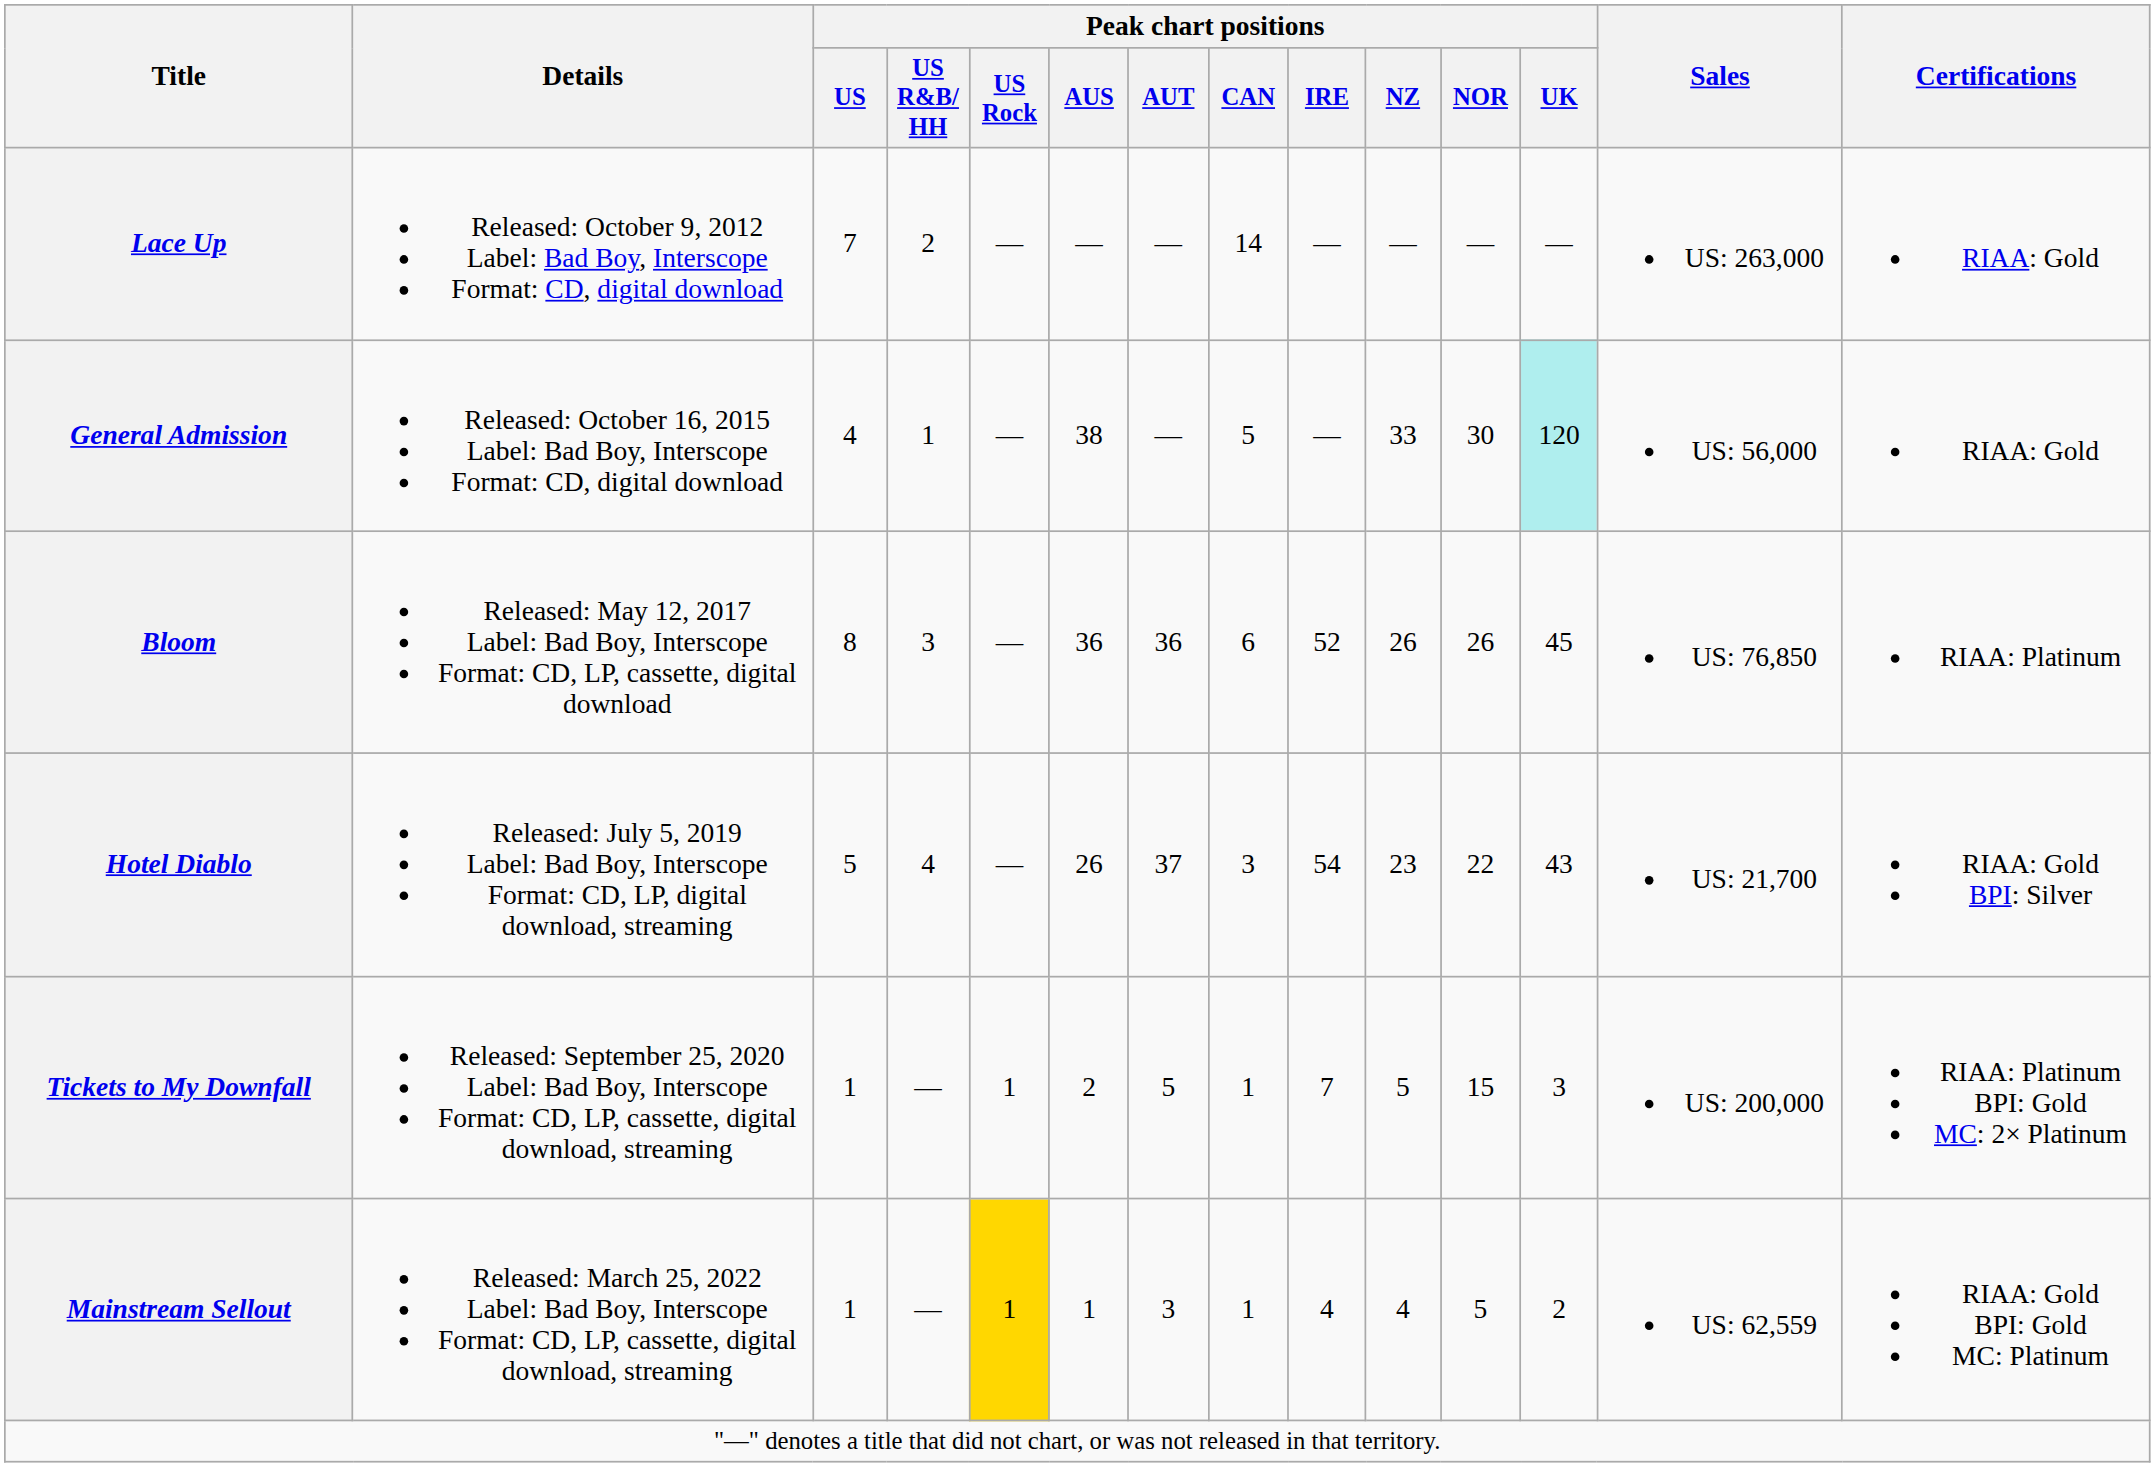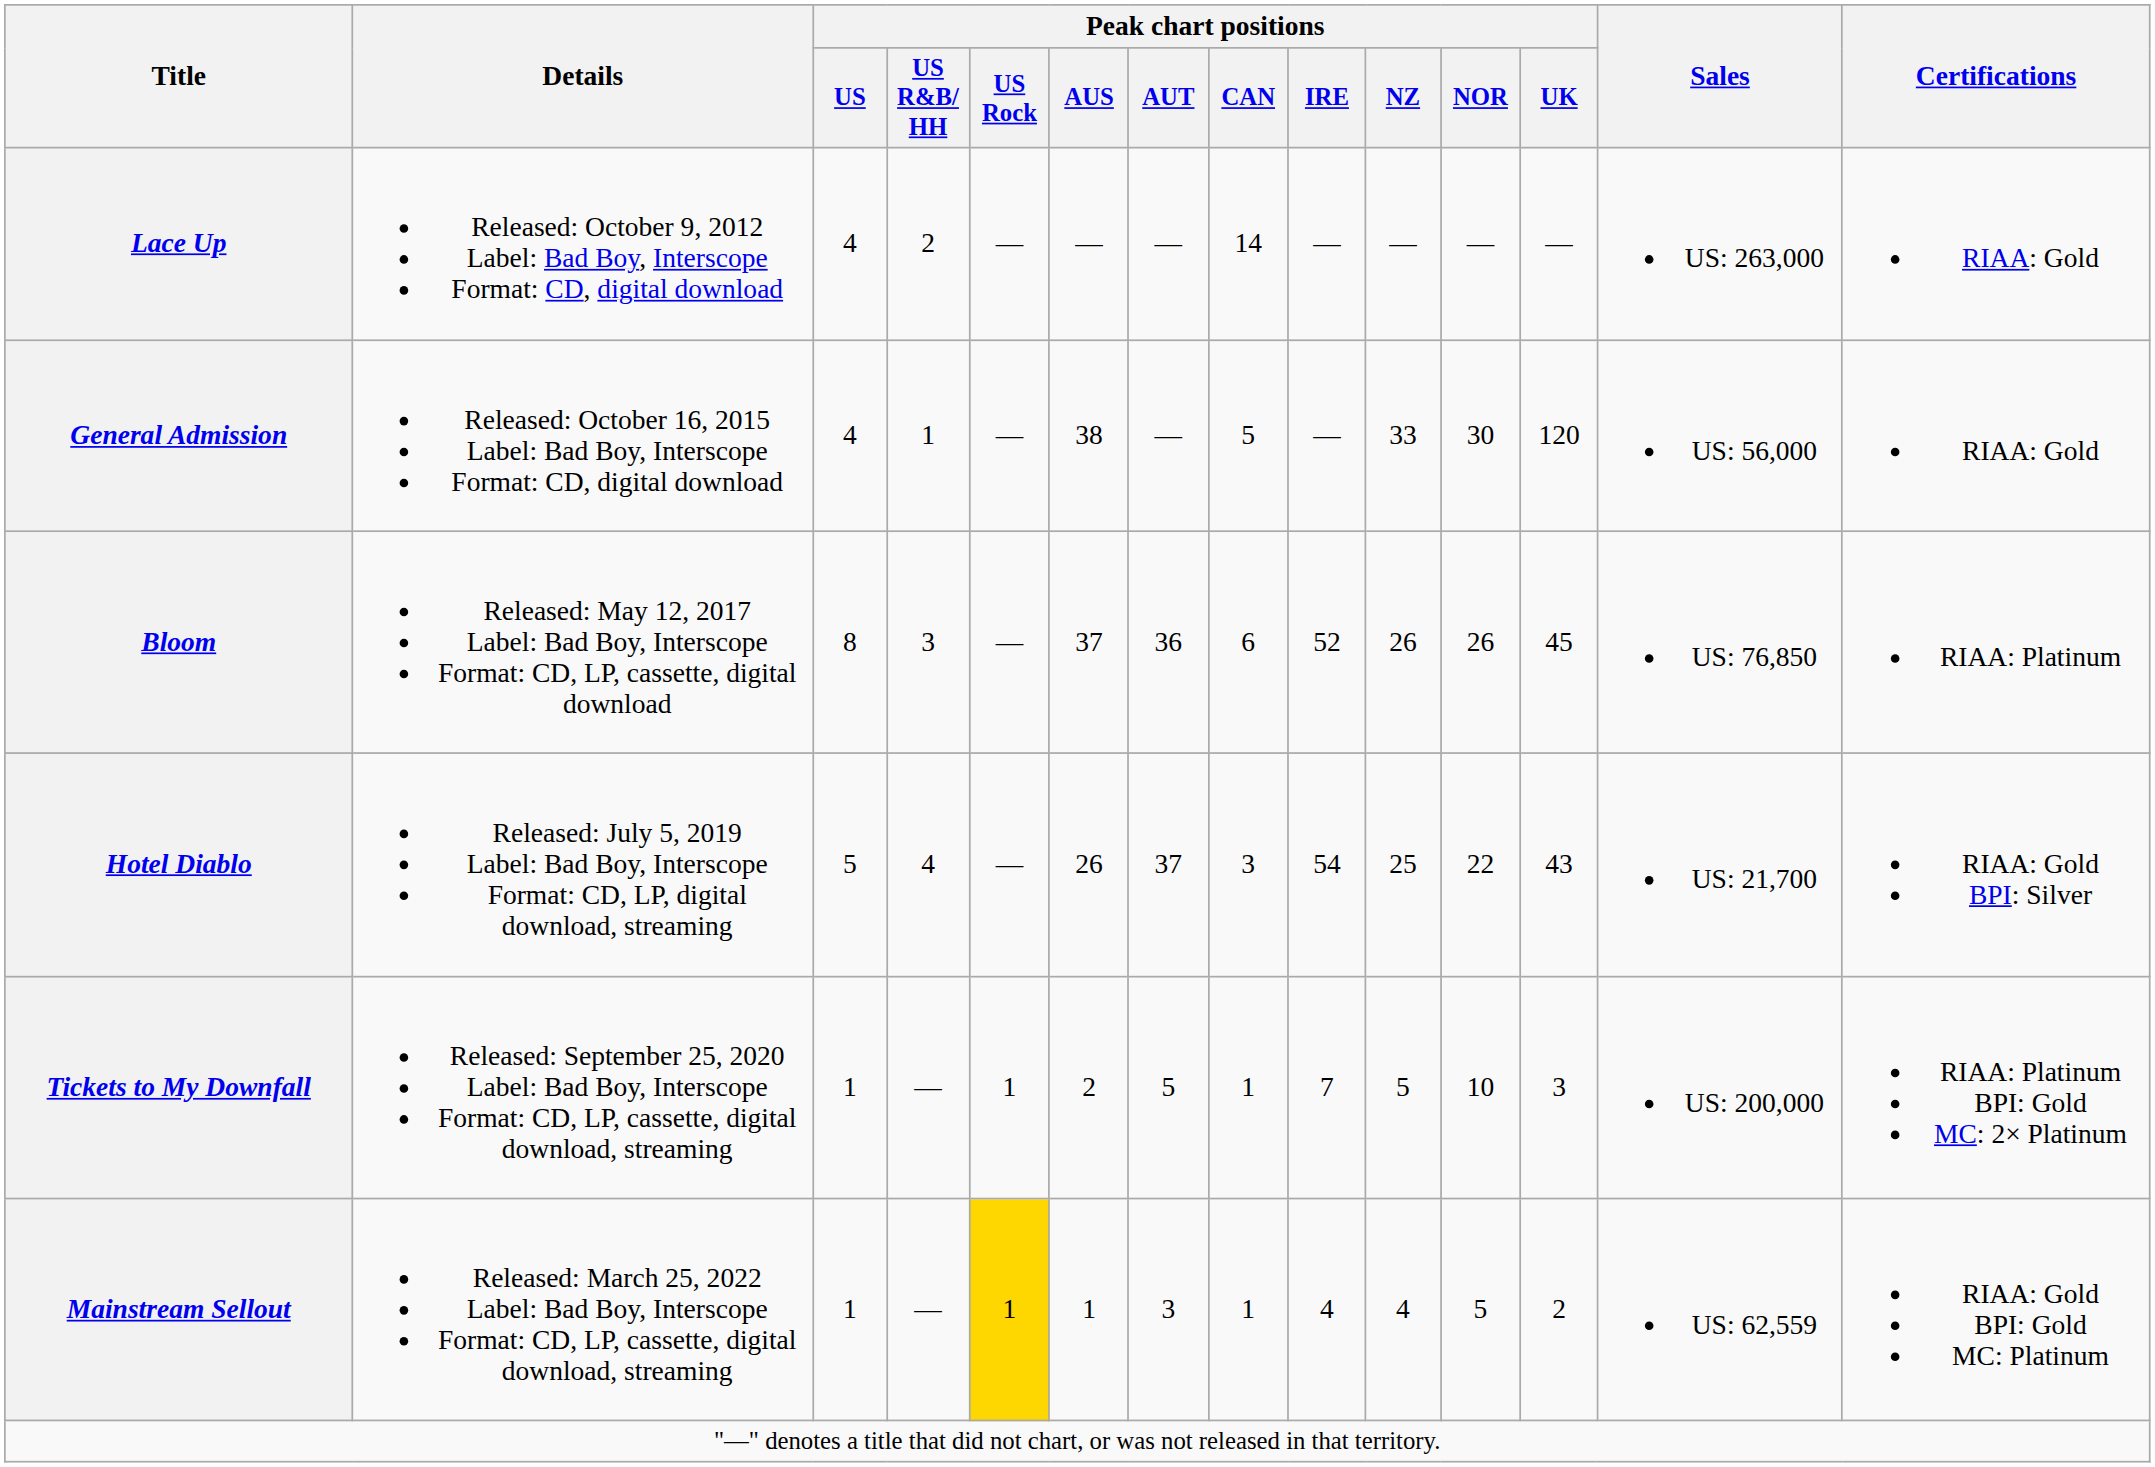(850, 243) 7 -> (850, 243) 4
(1559, 434) paleturquoise background -> (1559, 434) no background
(1089, 641) 36 -> (1089, 641) 37
(1403, 864) 23 -> (1403, 864) 25
(1480, 1086) 15 -> (1480, 1086) 10
